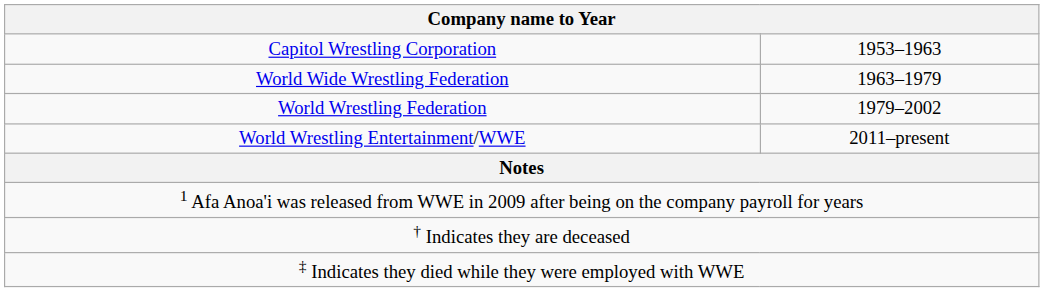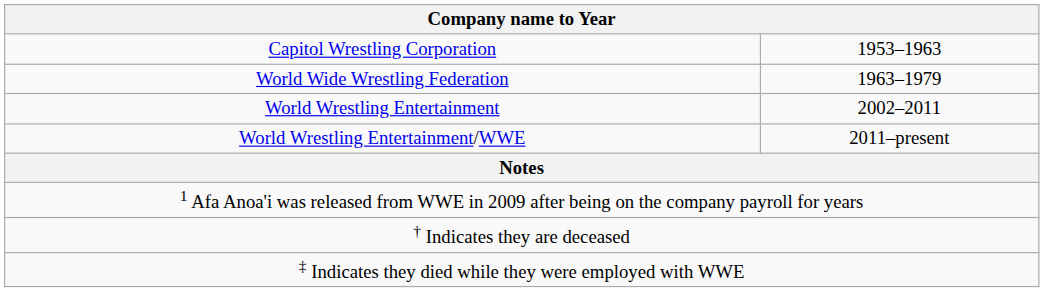- row: (382, 108)
+ row: (382, 108)
